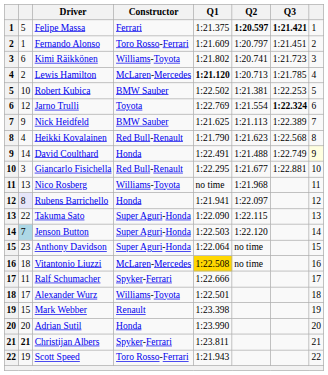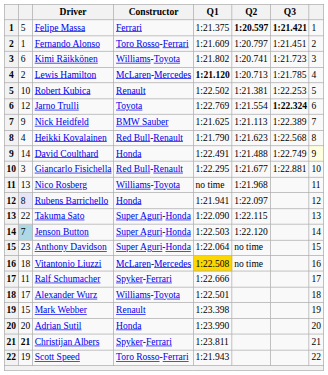(142, 90) BMW Sauber -> (131, 90) Renault
